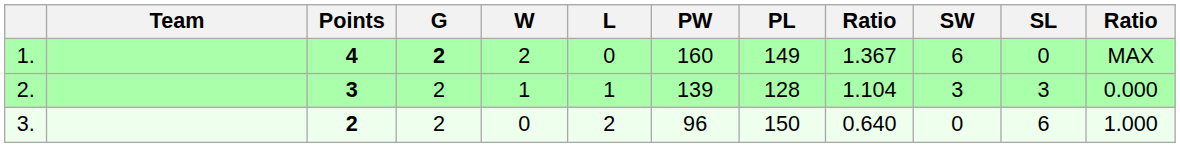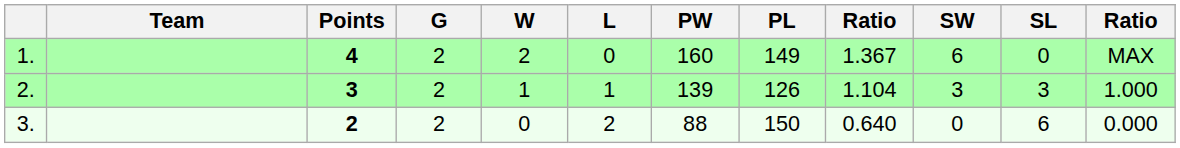(439, 55) bold -> (439, 55) normal
(782, 90) 128 -> (782, 90) 126
(1131, 90) 0.000 -> (1131, 90) 1.000
(695, 124) 96 -> (695, 124) 88
(1131, 124) 1.000 -> (1131, 124) 0.000
